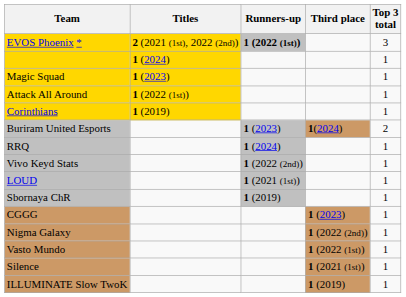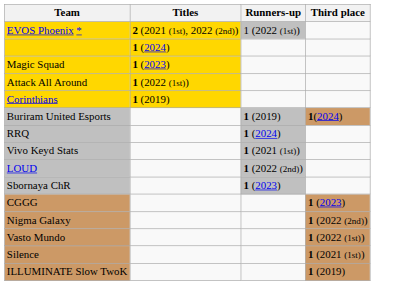- column: (385, 19)
(272, 42) bold -> (272, 30) normal
(262, 128) 1 (2023) -> (262, 116) 1 (2019)
(273, 163) 1 (2022 (2nd)) -> (272, 151) 1 (2021 (1st))
(272, 180) 1 (2021 (1st)) -> (273, 168) 1 (2022 (2nd))
(262, 197) 1 (2019) -> (262, 185) 1 (2023)
